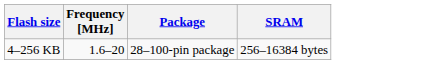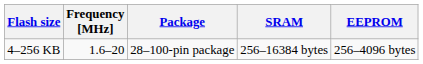+ column: (375, 21)
